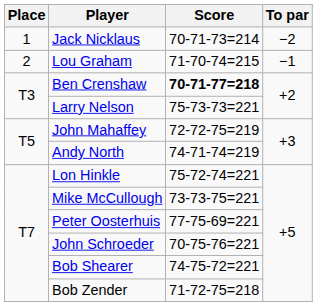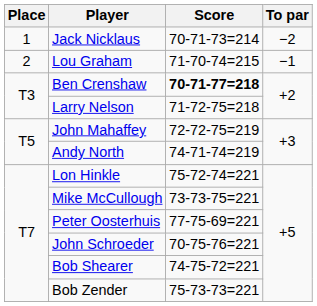(214, 107) 75-73-73=221 -> (214, 107) 71-72-75=218
(214, 289) 71-72-75=218 -> (214, 289) 75-73-73=221
